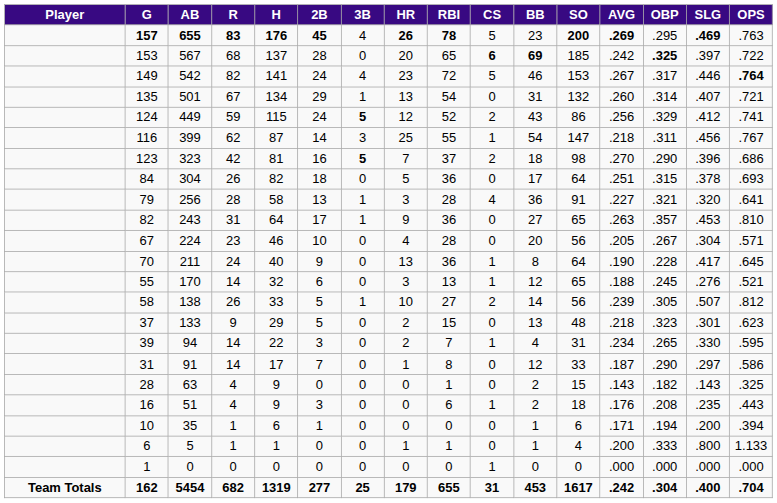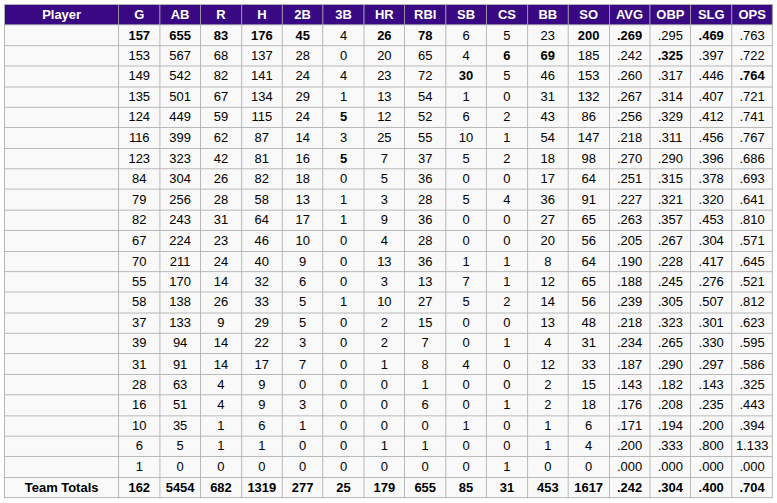+ column: (466, 14)
(622, 76) .267 -> (629, 76) .260
(622, 96) .260 -> (629, 96) .267
